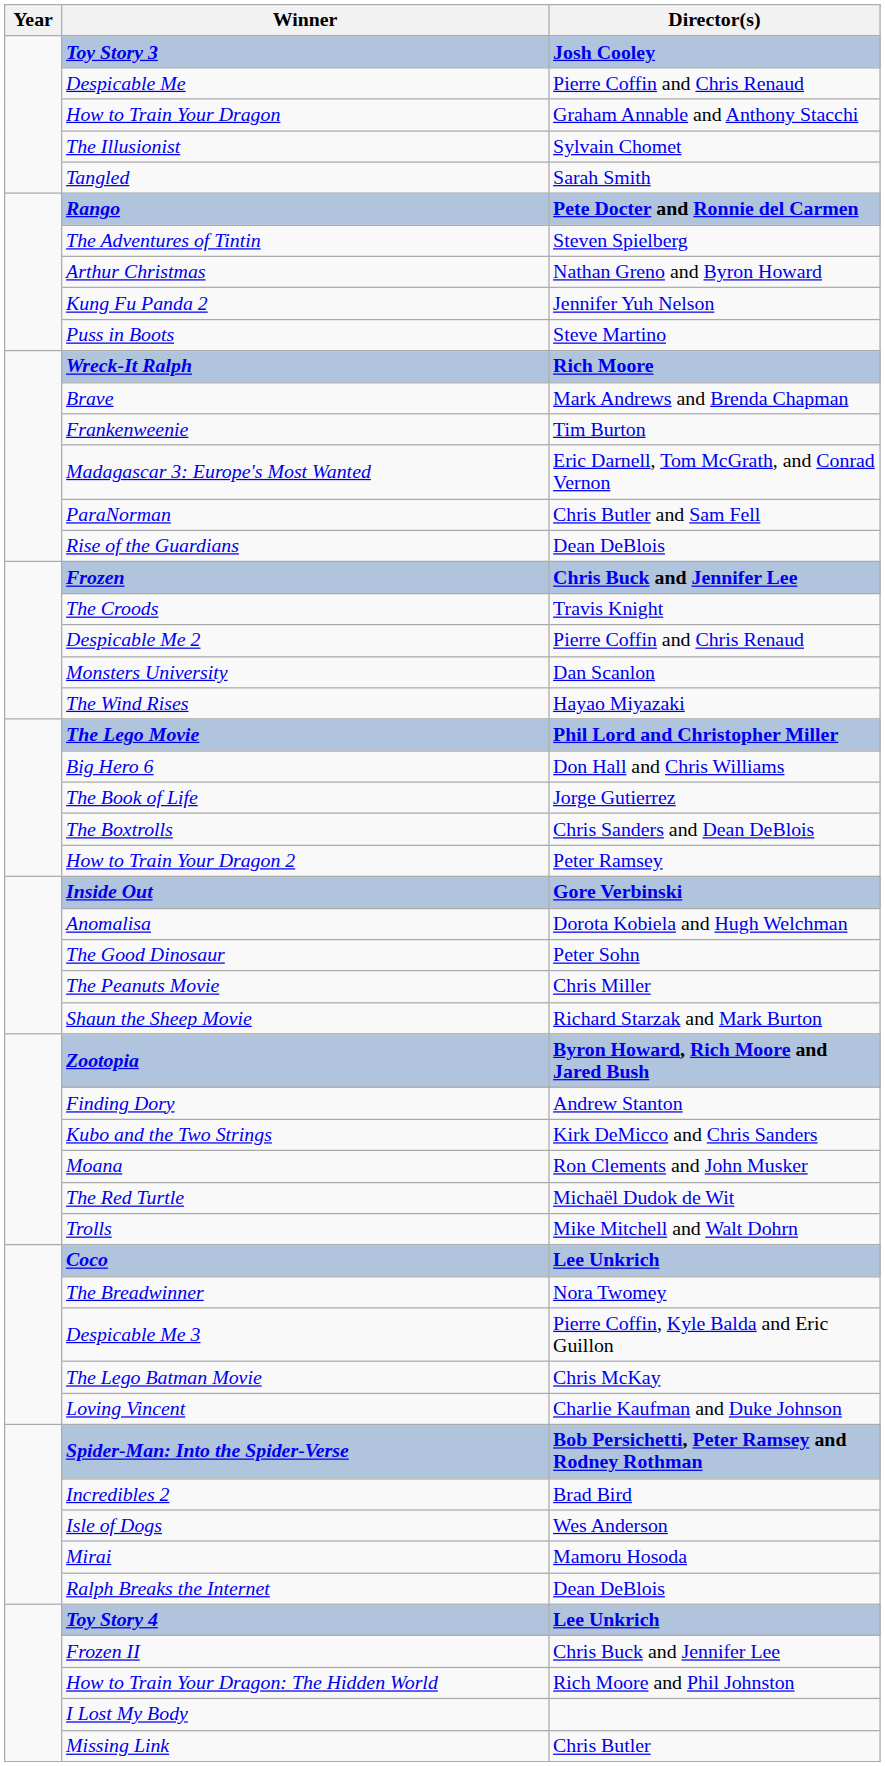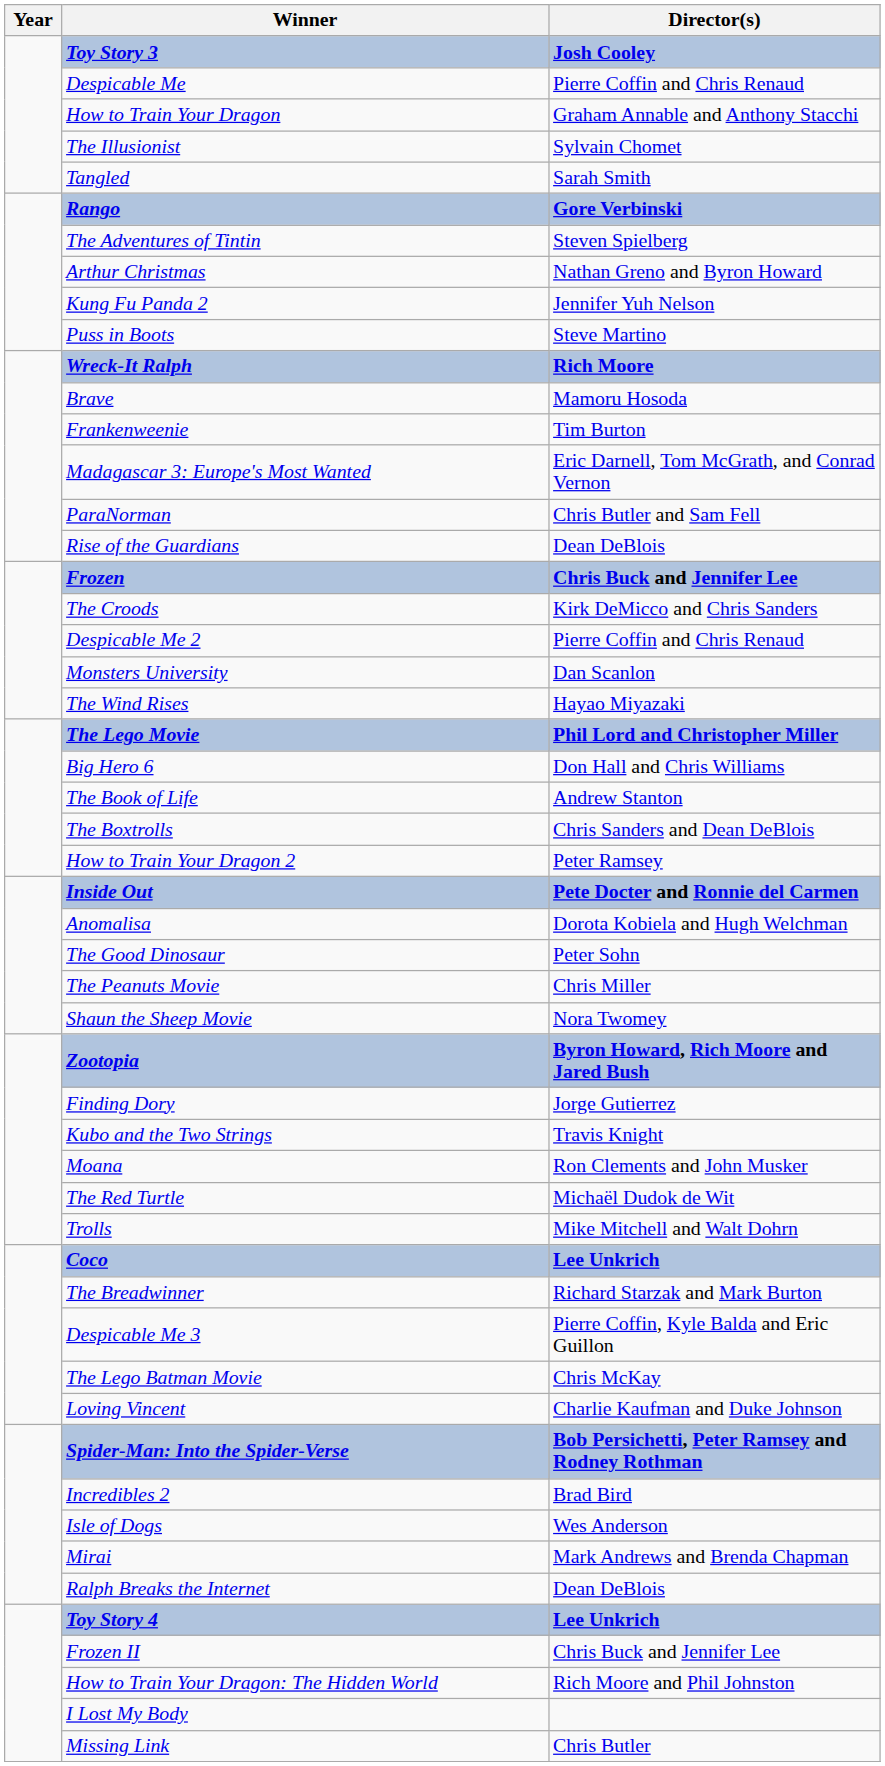(706, 209) Pete Docter and Ronnie del Carmen -> (618, 209) Gore Verbinski
(701, 397) Mark Andrews and Brenda Chapman -> (620, 397) Mamoru Hosoda
(608, 608) Travis Knight -> (685, 608) Kirk DeMicco and Chris Sanders
(614, 797) Jorge Gutierrez -> (618, 797) Andrew Stanton
(618, 892) Gore Verbinski -> (706, 892) Pete Docter and Ronnie del Carmen
(688, 1017) Richard Starzak and Mark Burton -> (610, 1017) Nora Twomey
(618, 1103) Andrew Stanton -> (614, 1103) Jorge Gutierrez
(685, 1134) Kirk DeMicco and Chris Sanders -> (608, 1134) Travis Knight
(610, 1292) Nora Twomey -> (688, 1292) Richard Starzak and Mark Burton
(620, 1556) Mamoru Hosoda -> (701, 1556) Mark Andrews and Brenda Chapman
